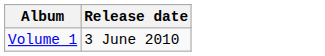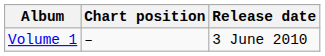+ column: (145, 16)
